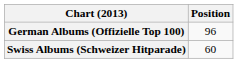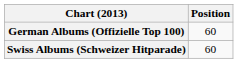(210, 31) 96 -> (210, 31) 60
